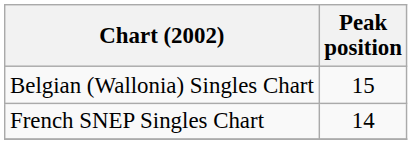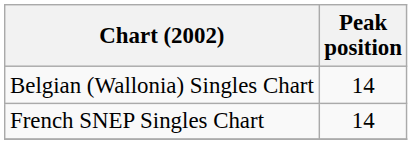(363, 84) 15 -> (363, 84) 14
